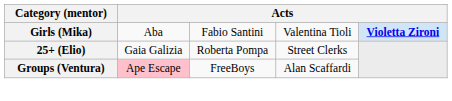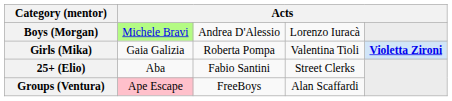+ row: (61, 31)
(153, 31) Aba -> (155, 50) Gaia Galizia
(232, 31) Fabio Santini -> (239, 50) Roberta Pompa
(153, 50) Gaia Galizia -> (155, 68) Aba
(232, 50) Roberta Pompa -> (239, 68) Fabio Santini
